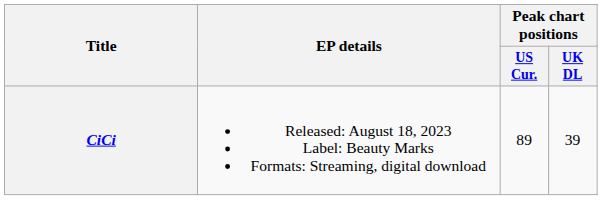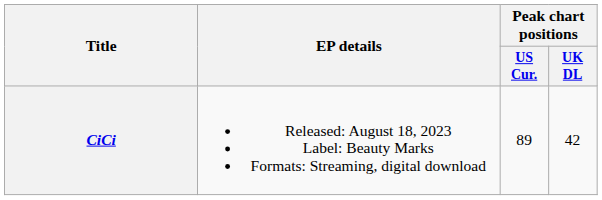(573, 140) 39 -> (573, 140) 42
